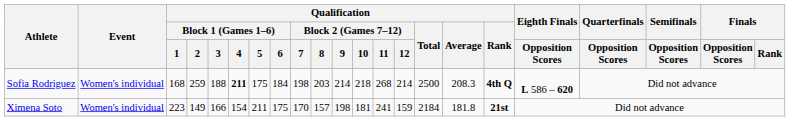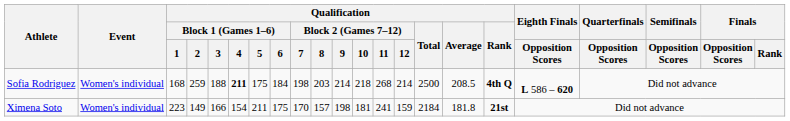(463, 84) 208.3 -> (463, 84) 208.5
